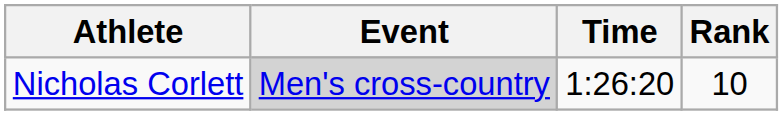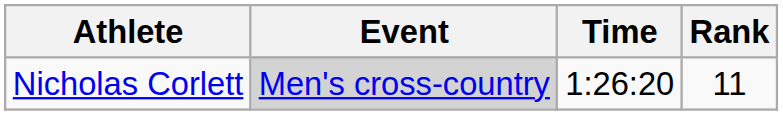(730, 83) 10 -> (730, 83) 11
